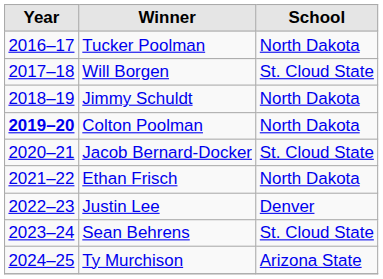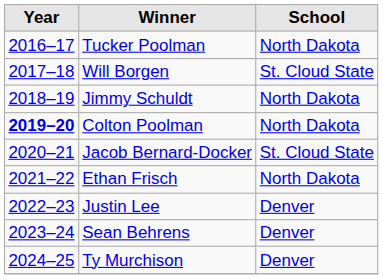(317, 233) St. Cloud State -> (287, 233) Denver
(311, 260) Arizona State -> (287, 260) Denver
